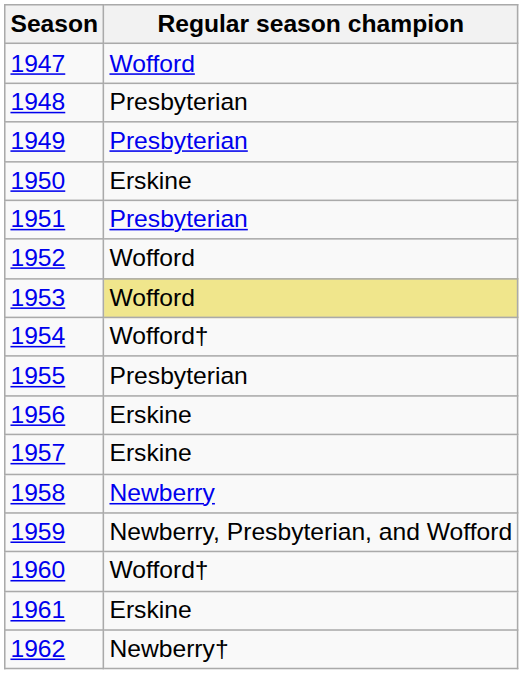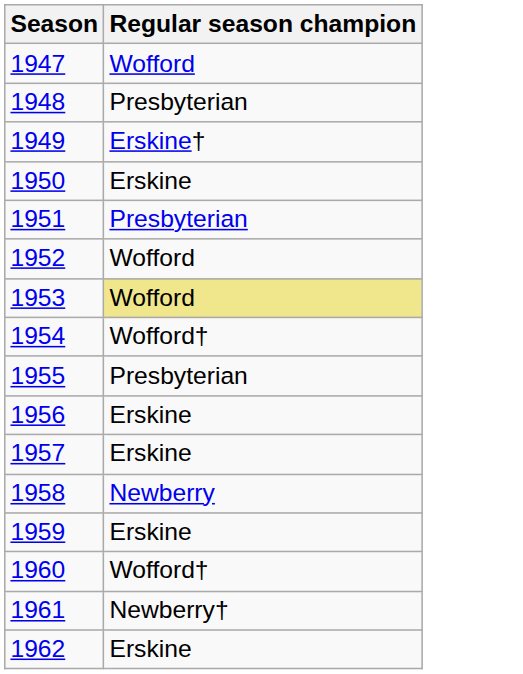(179, 141) Presbyterian -> (157, 141) Erskine†
(311, 532) Newberry, Presbyterian, and Wofford -> (151, 532) Erskine
(151, 610) Erskine -> (169, 610) Newberry†
(169, 649) Newberry† -> (151, 649) Erskine
